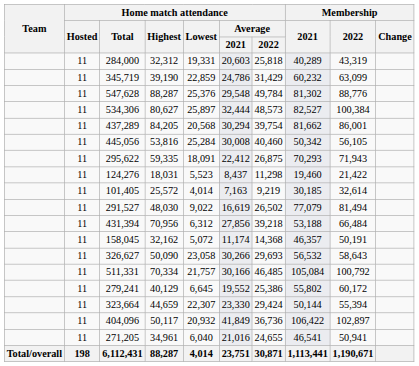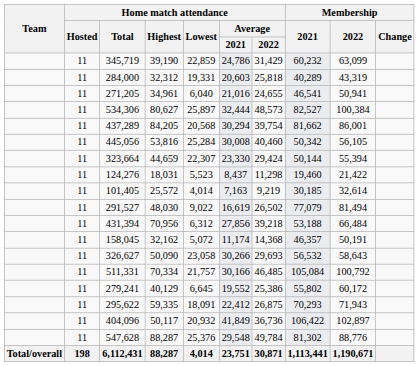rows swapped: (122, 77) <-> (122, 61)
rows swapped: (122, 93) <-> (122, 337)
rows swapped: (122, 158) <-> (122, 304)
